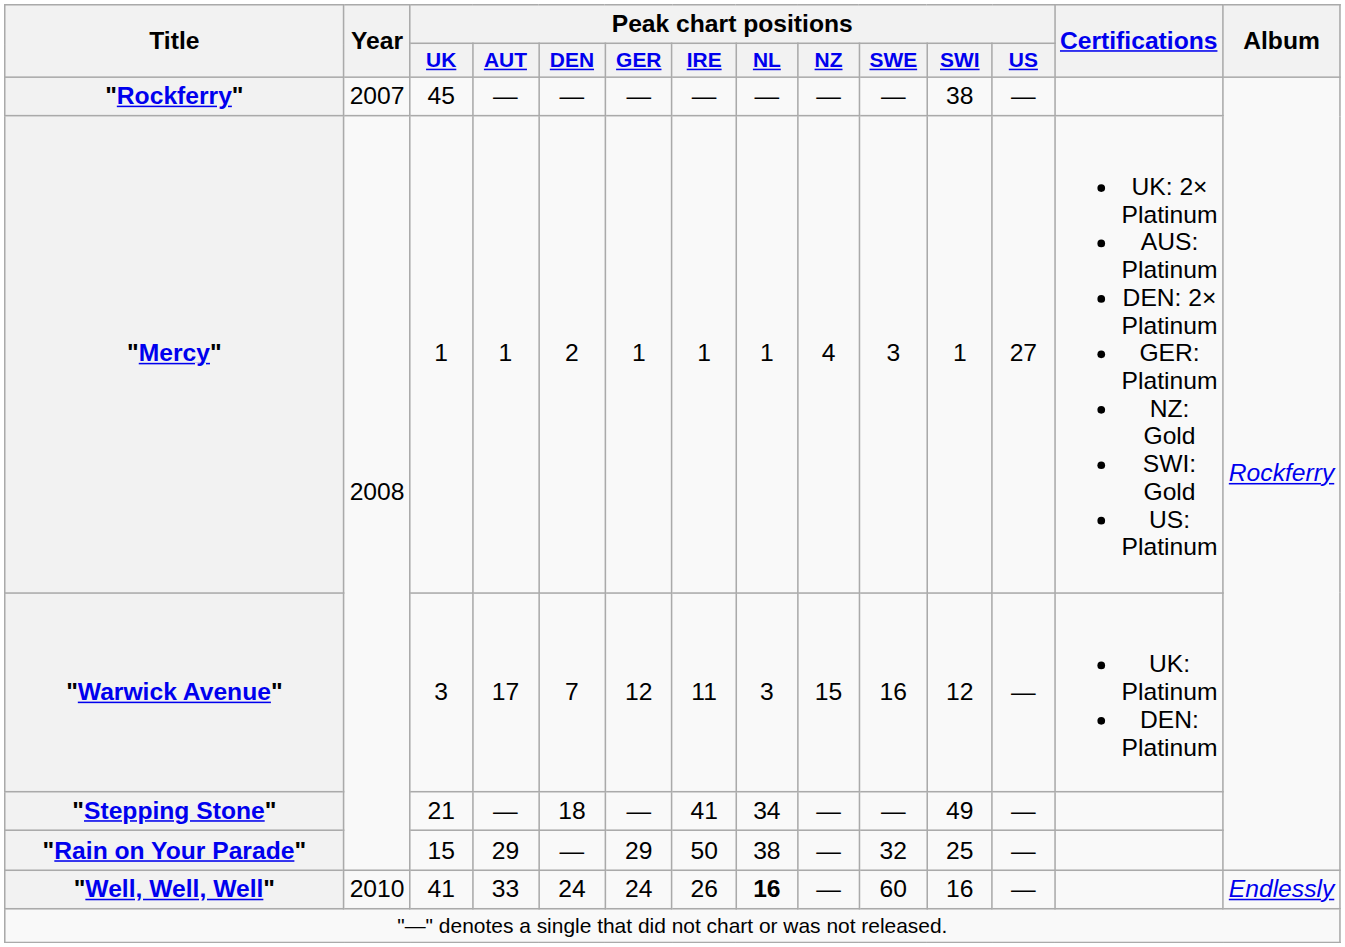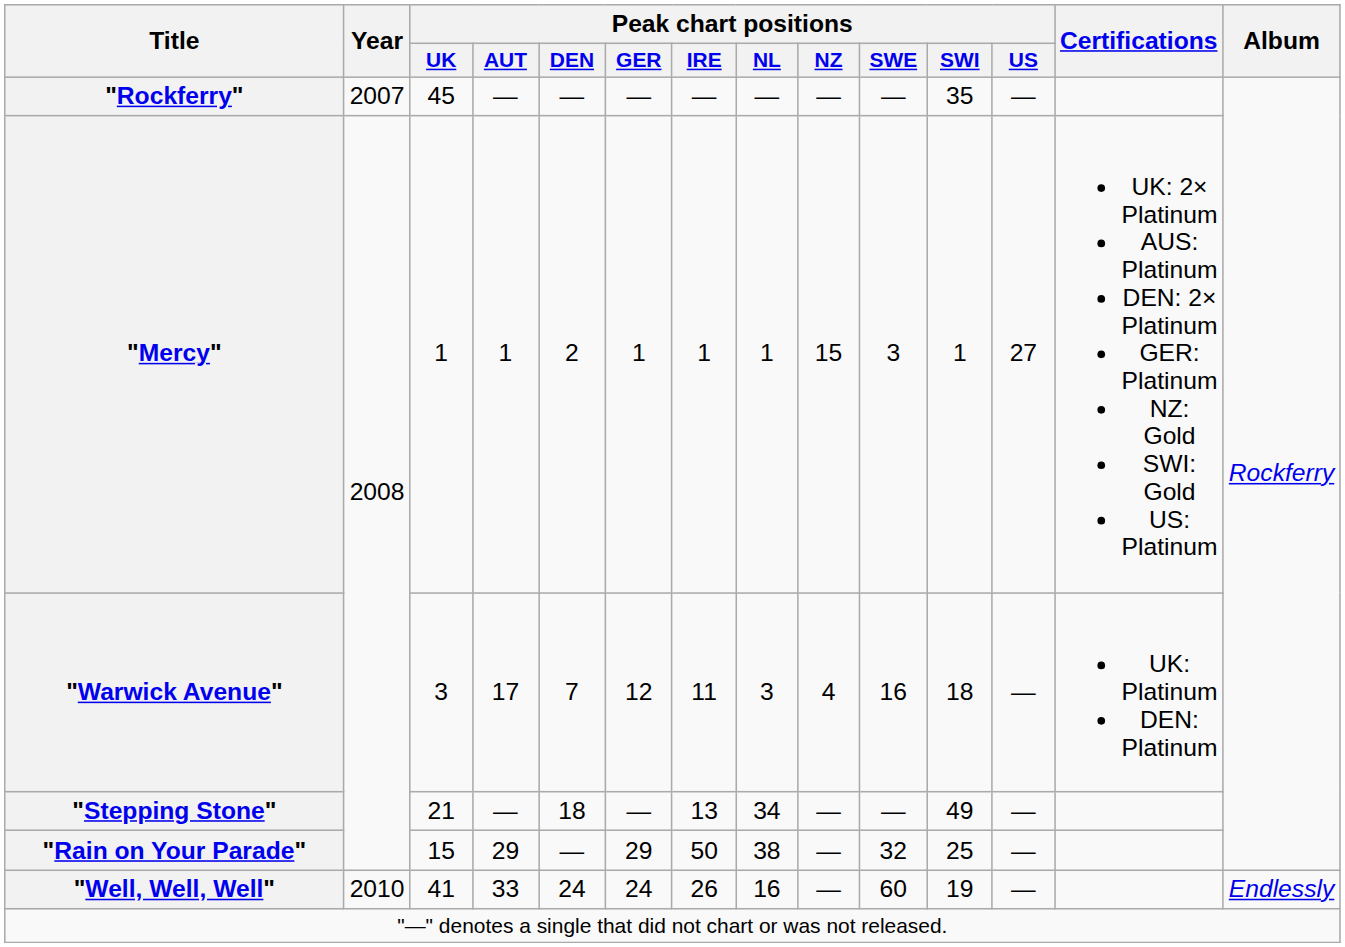(960, 96) 38 -> (960, 96) 35
(829, 353) 4 -> (829, 353) 15
(829, 691) 15 -> (829, 691) 4
(960, 691) 12 -> (960, 691) 18
(704, 810) 41 -> (704, 810) 13
(767, 889) bold -> (767, 889) normal
(960, 889) 16 -> (960, 889) 19
